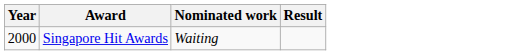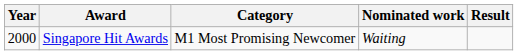+ column: (265, 15)
